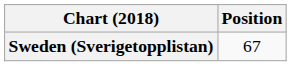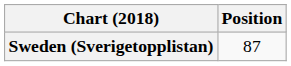(252, 46) 67 -> (252, 46) 87
